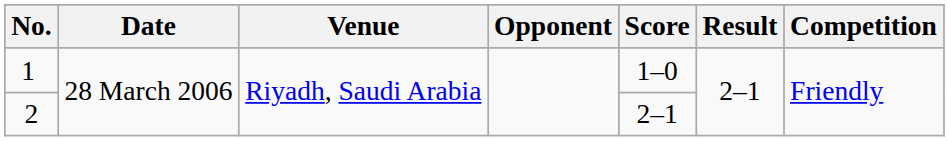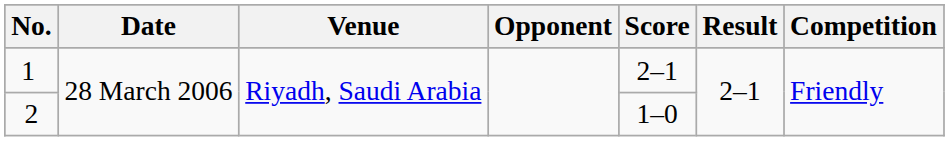(657, 69) 1–0 -> (657, 69) 2–1
(657, 113) 2–1 -> (657, 113) 1–0
